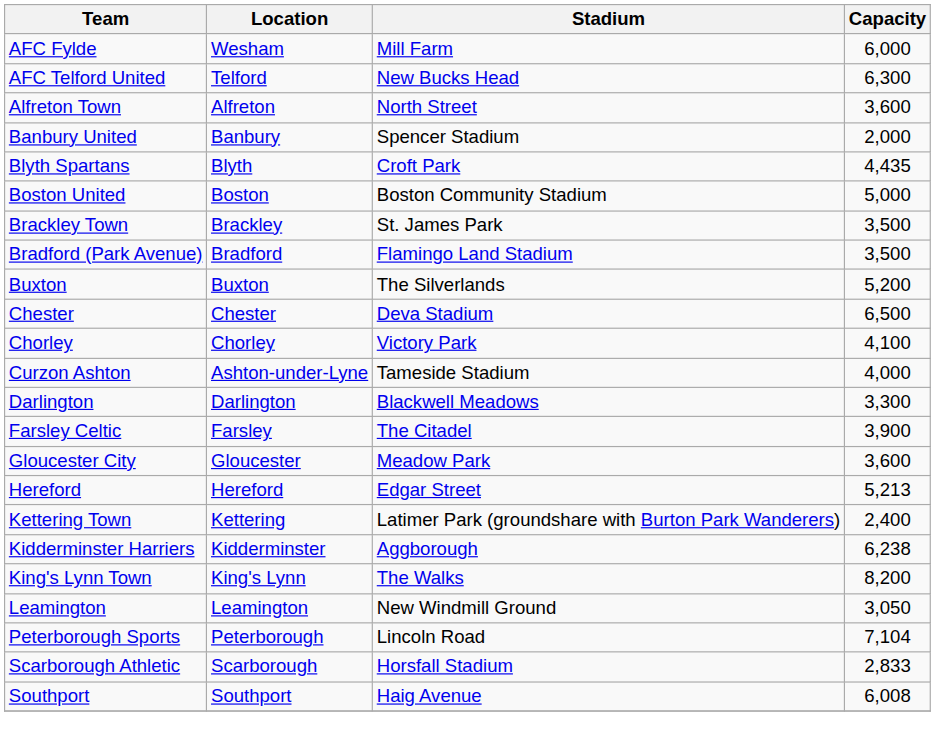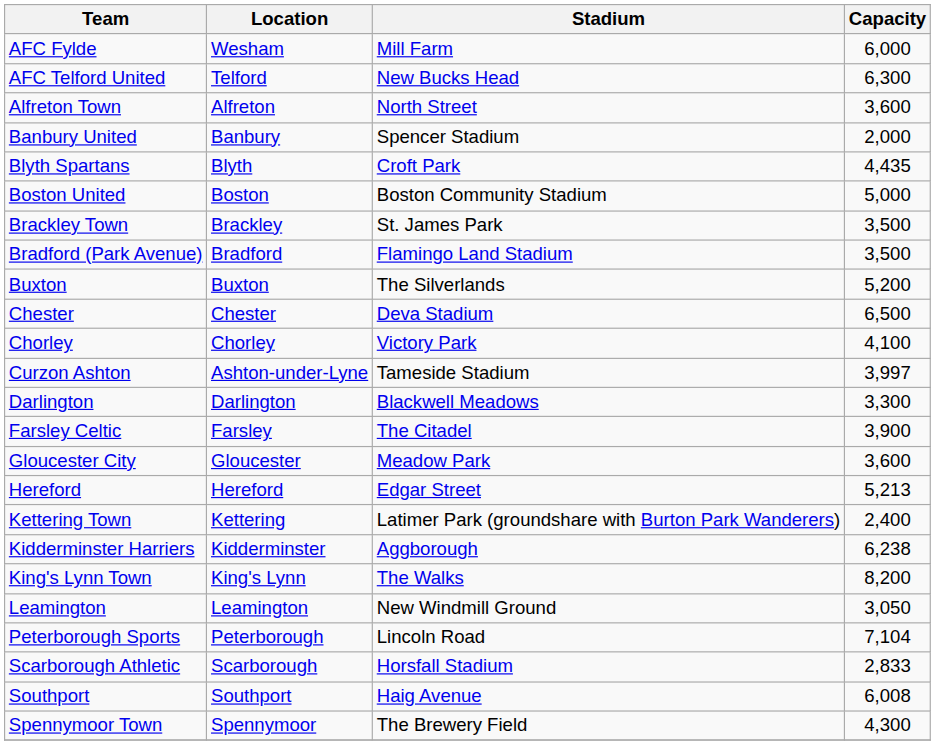(888, 372) 4,000 -> (888, 372) 3,997
+ row: (86, 725)
